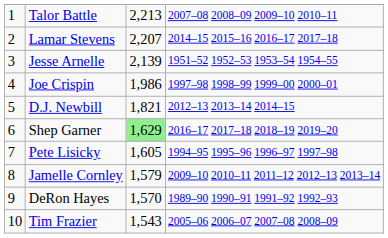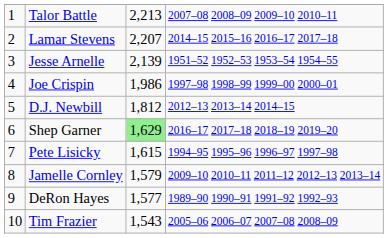(146, 107) 1,821 -> (146, 107) 1,812
(146, 152) 1,605 -> (146, 152) 1,615
(146, 198) 1,570 -> (146, 198) 1,577
